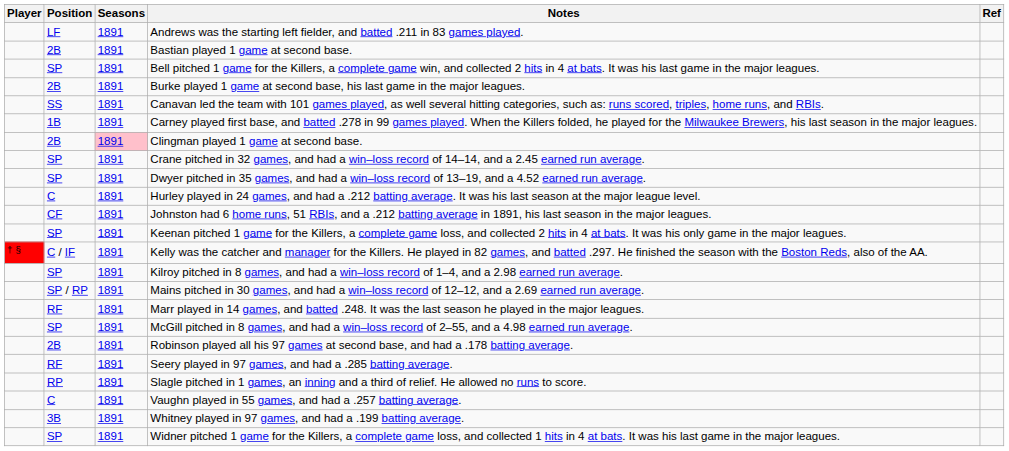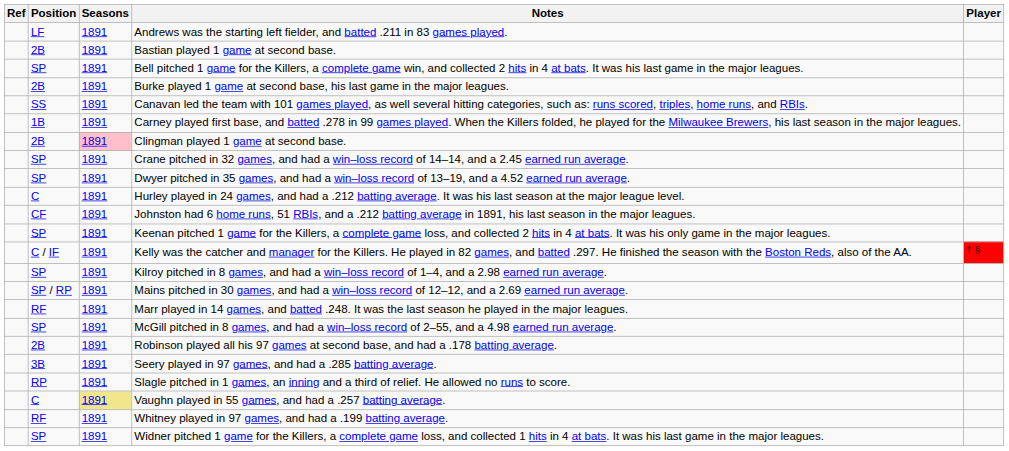columns swapped: (24, 13) <-> (992, 13)
(55, 363) RF -> (38, 363) 3B
(110, 400) no background -> (94, 400) khaki background
(54, 418) 3B -> (39, 418) RF
